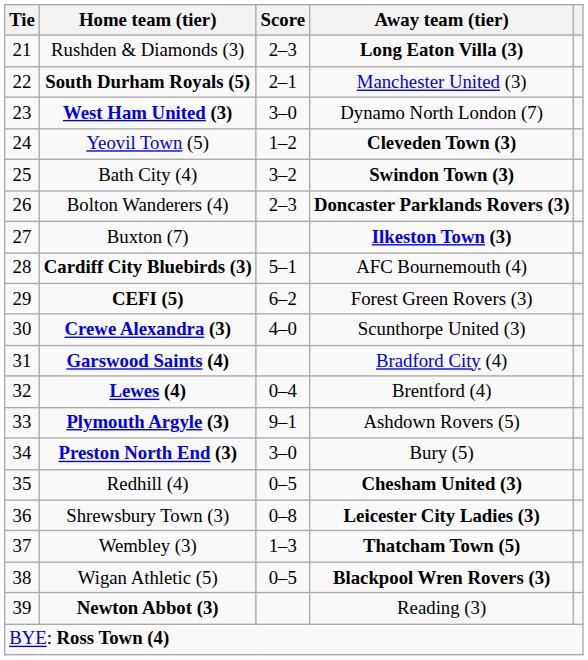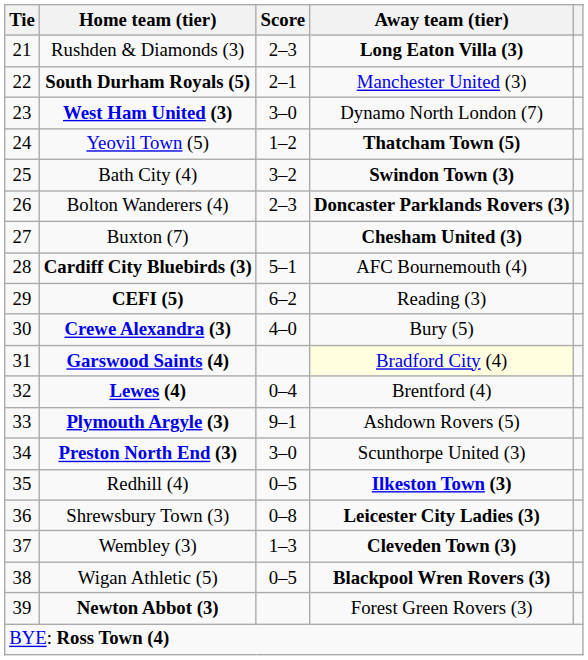(442, 143) Cleveden Town (3) -> (442, 143) Thatcham Town (5)
(442, 236) Ilkeston Town (3) -> (442, 236) Chesham United (3)
(442, 298) Forest Green Rovers (3) -> (442, 298) Reading (3)
(442, 329) Scunthorpe United (3) -> (442, 329) Bury (5)
(442, 360) no background -> (442, 360) lightyellow background
(442, 453) Bury (5) -> (442, 453) Scunthorpe United (3)
(442, 484) Chesham United (3) -> (442, 484) Ilkeston Town (3)
(442, 545) Thatcham Town (5) -> (442, 545) Cleveden Town (3)
(442, 607) Reading (3) -> (442, 607) Forest Green Rovers (3)
